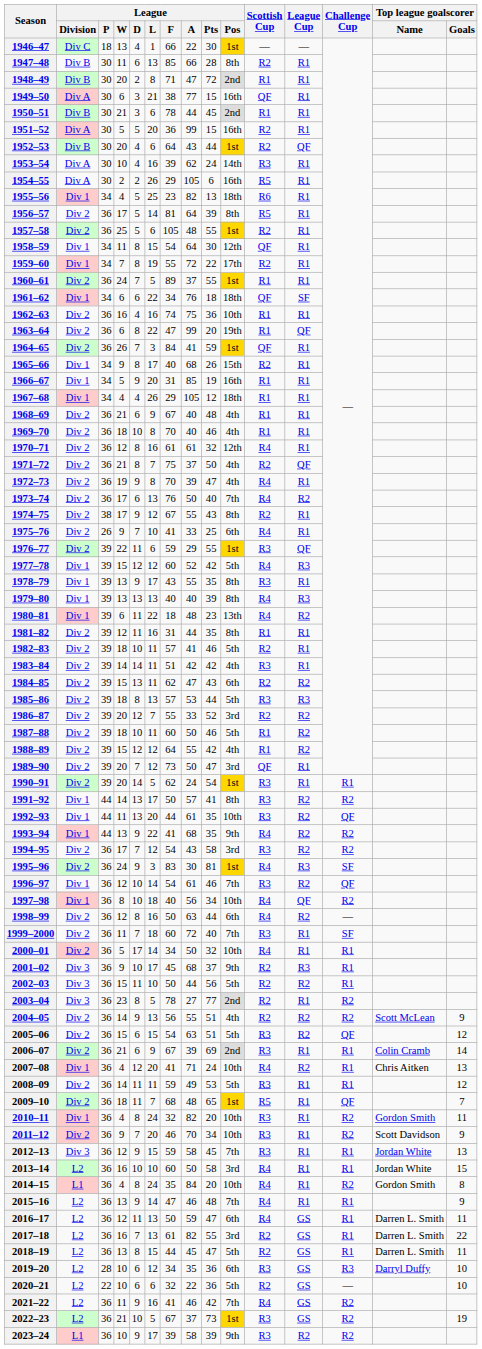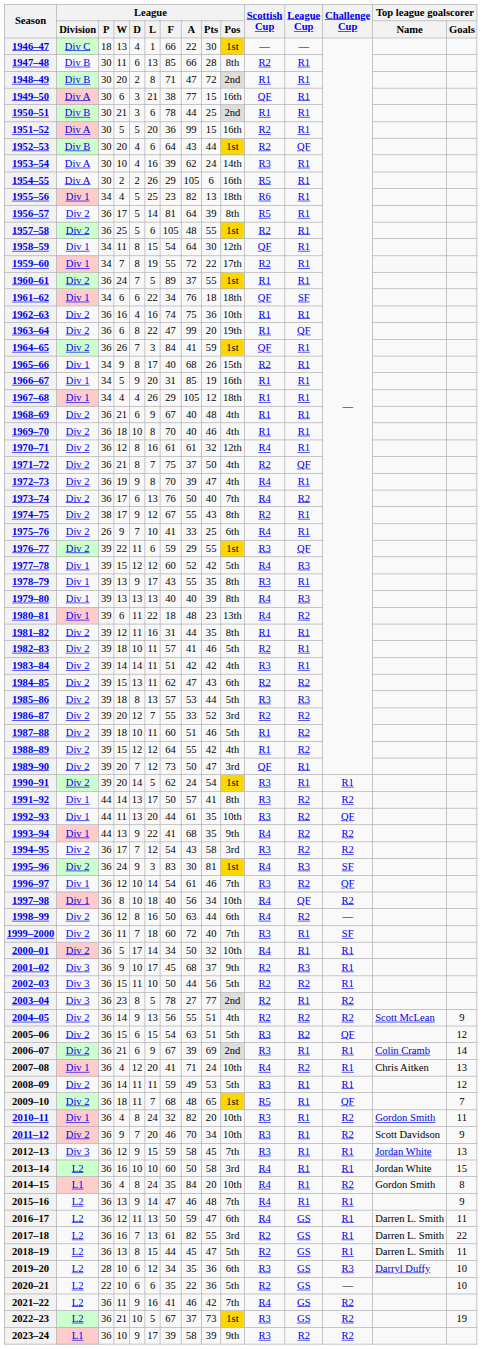(211, 113) 45 -> (211, 113) 25
(191, 733) 50 -> (191, 733) 51
(171, 1285) 32 -> (171, 1285) 35
